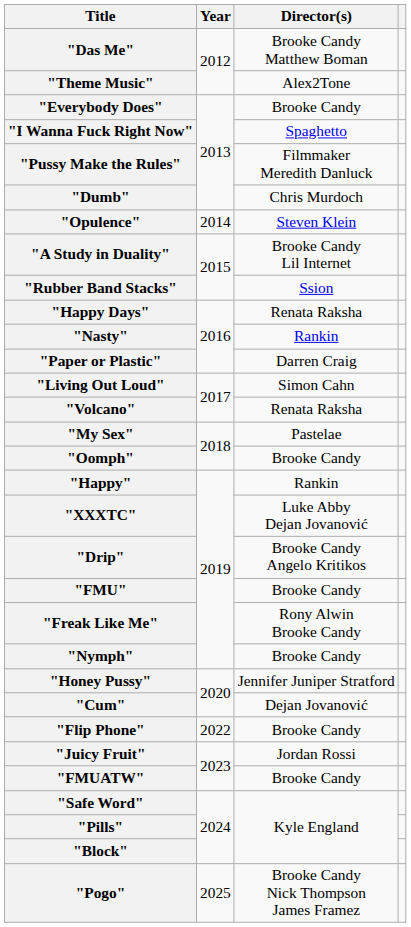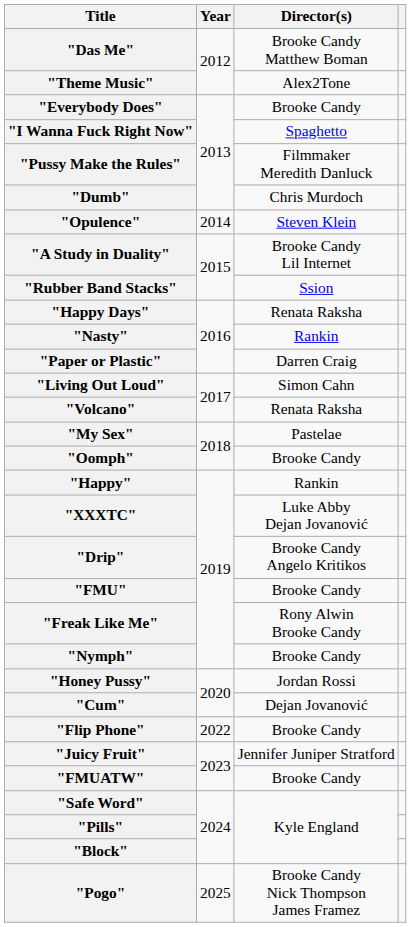(316, 680) Jennifer Juniper Stratford -> (316, 680) Jordan Rossi
(316, 753) Jordan Rossi -> (316, 753) Jennifer Juniper Stratford
